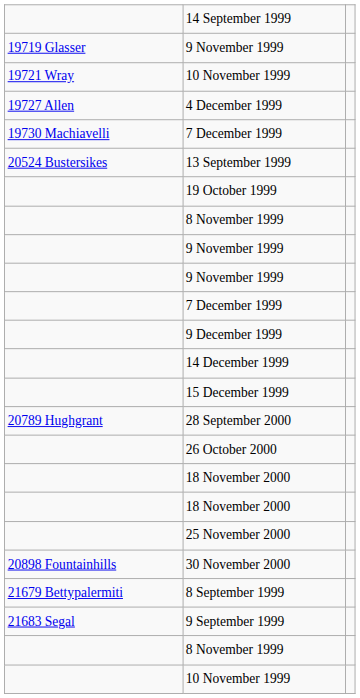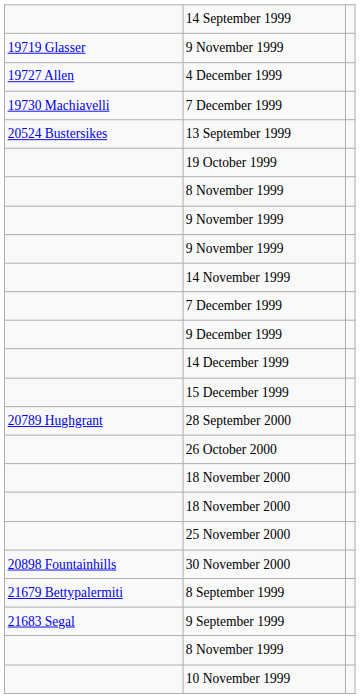- row: (41, 76)
+ row: (94, 277)
